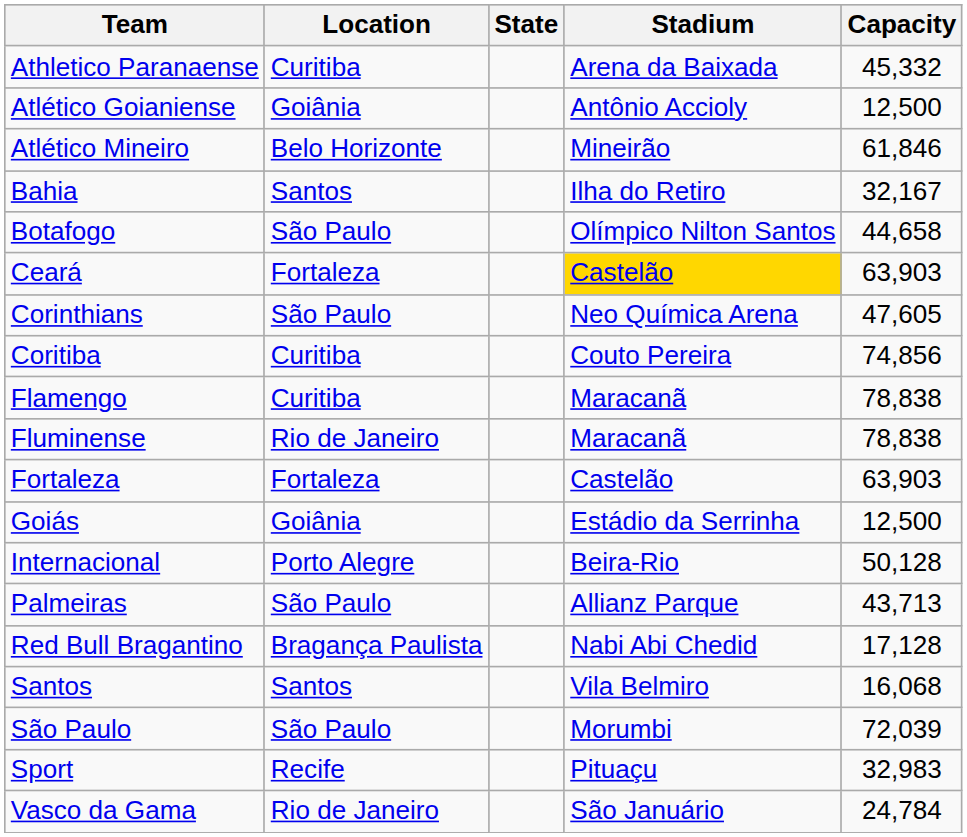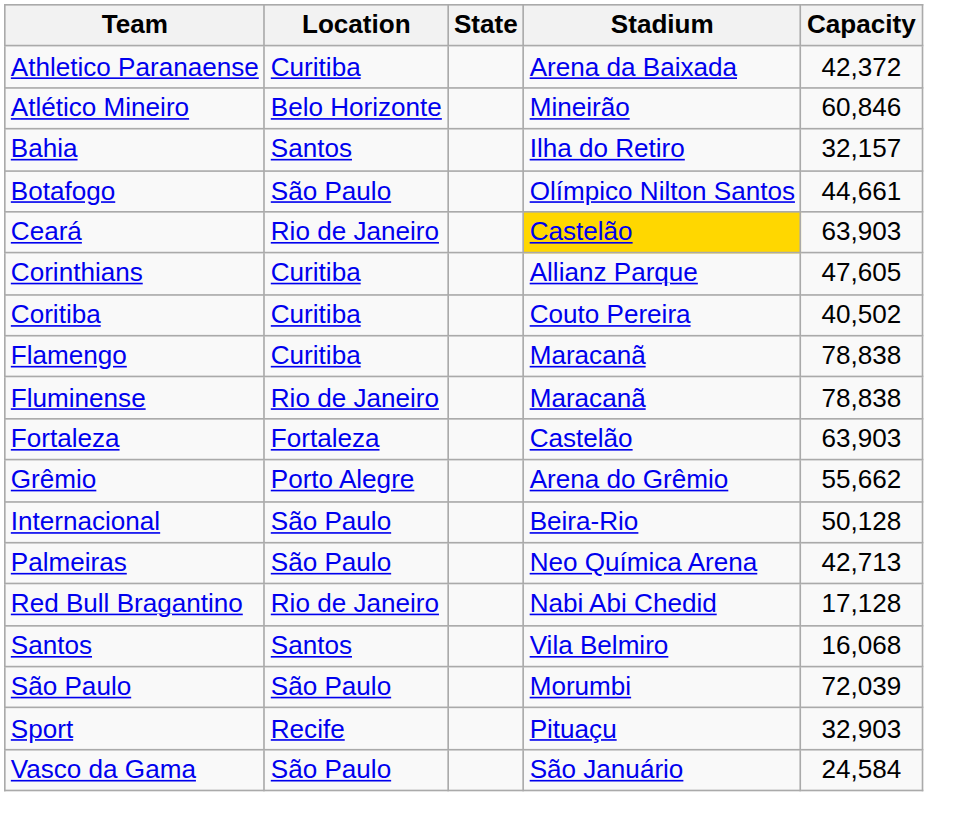(902, 66) 45,332 -> (861, 66) 42,372
- row: (123, 107)
(902, 149) 61,846 -> (861, 107) 60,846
(902, 190) 32,167 -> (861, 149) 32,157
(902, 231) 44,658 -> (861, 190) 44,661
(325, 273) Fortaleza -> (355, 231) Rio de Janeiro
(331, 314) São Paulo -> (316, 273) Curitiba
(684, 314) Neo Química Arena -> (614, 273) Allianz Parque
(902, 356) 74,856 -> (861, 314) 40,502
- row: (45, 521)
+ row: (54, 480)
(343, 562) Porto Alegre -> (331, 521) São Paulo
(654, 604) Allianz Parque -> (643, 562) Neo Química Arena
(902, 604) 43,713 -> (861, 562) 42,713
(377, 645) Bragança Paulista -> (355, 604) Rio de Janeiro
(902, 769) 32,983 -> (861, 728) 32,903
(355, 811) Rio de Janeiro -> (331, 769) São Paulo
(902, 811) 24,784 -> (861, 769) 24,584
